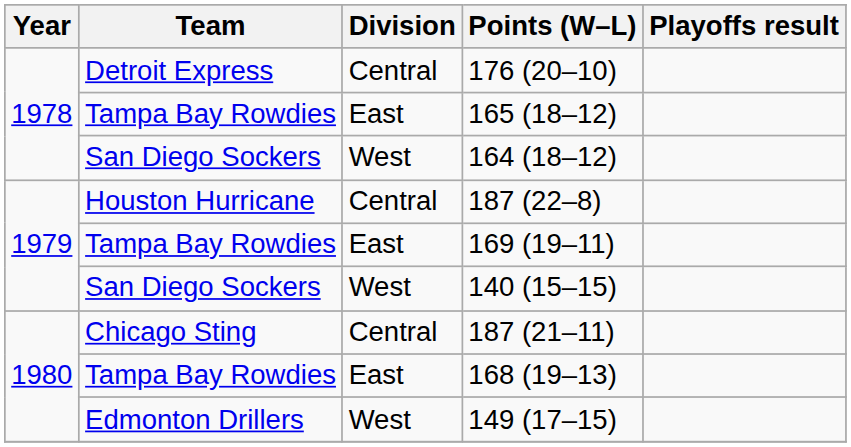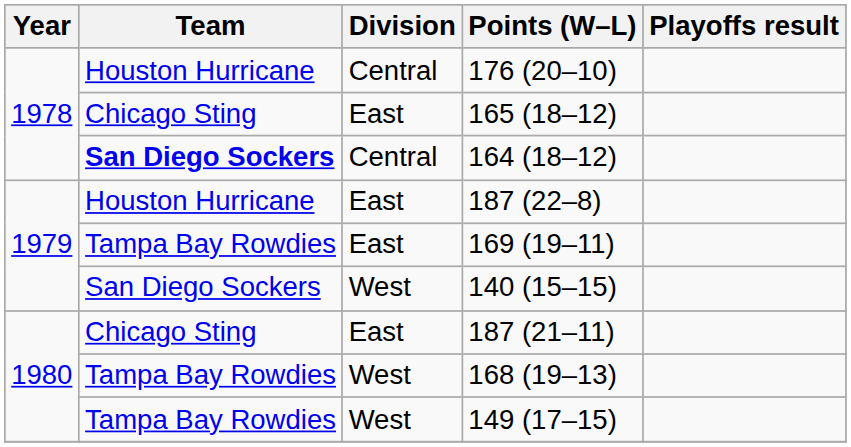(179, 69) Detroit Express -> (200, 69) Houston Hurricane
(211, 113) Tampa Bay Rowdies -> (171, 113) Chicago Sting
(203, 157) normal -> (210, 157) bold
(380, 157) West -> (393, 157) Central
(393, 200) Central -> (376, 200) East
(393, 331) Central -> (376, 331) East
(376, 375) East -> (380, 375) West
(194, 419) Edmonton Drillers -> (211, 419) Tampa Bay Rowdies
